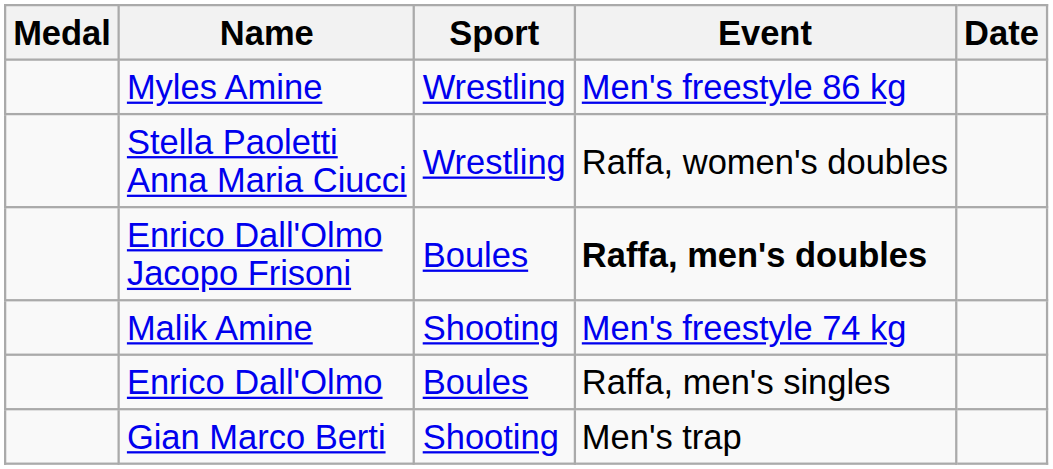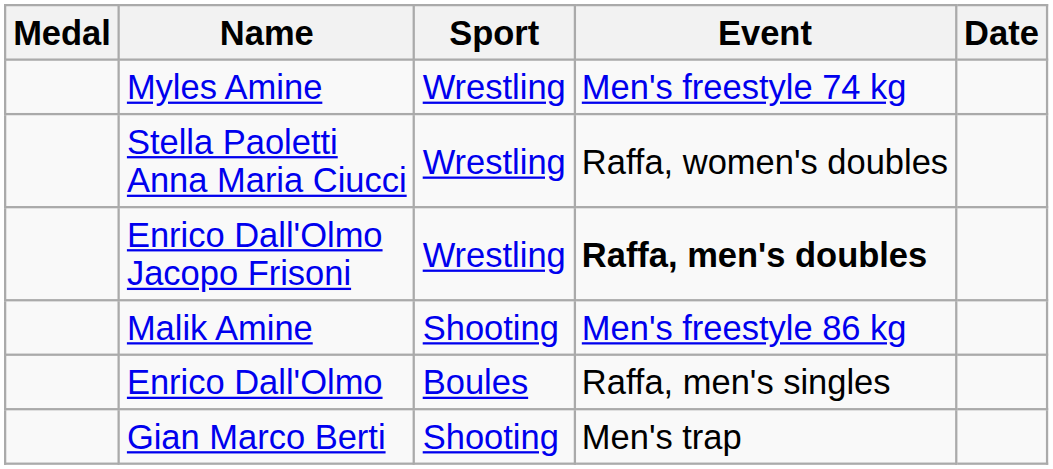(744, 87) Men's freestyle 86 kg -> (744, 87) Men's freestyle 74 kg
(475, 254) Boules -> (494, 254) Wrestling
(744, 328) Men's freestyle 74 kg -> (744, 328) Men's freestyle 86 kg
